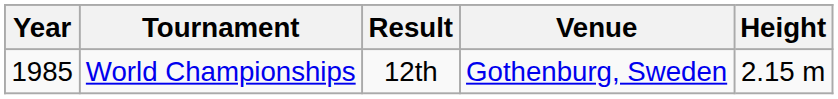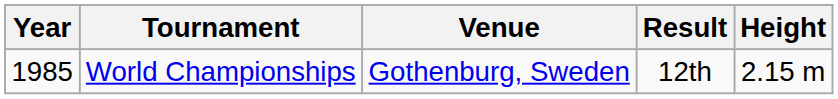columns swapped: (597, 27) <-> (411, 27)
